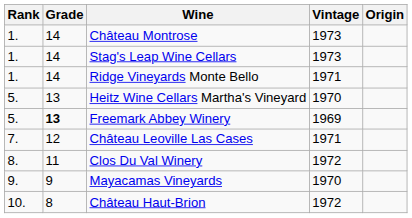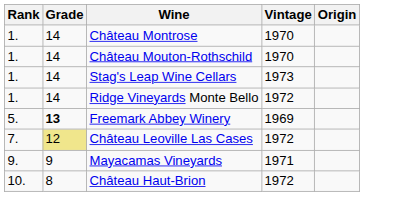(327, 35) 1973 -> (279, 35) 1970
+ row: (171, 56)
(327, 77) 1971 -> (279, 98) 1972
- row: (198, 98)
(53, 139) no background -> (53, 139) khaki background
(327, 139) 1971 -> (279, 139) 1972
- row: (146, 160)
(327, 181) 1970 -> (279, 160) 1971
